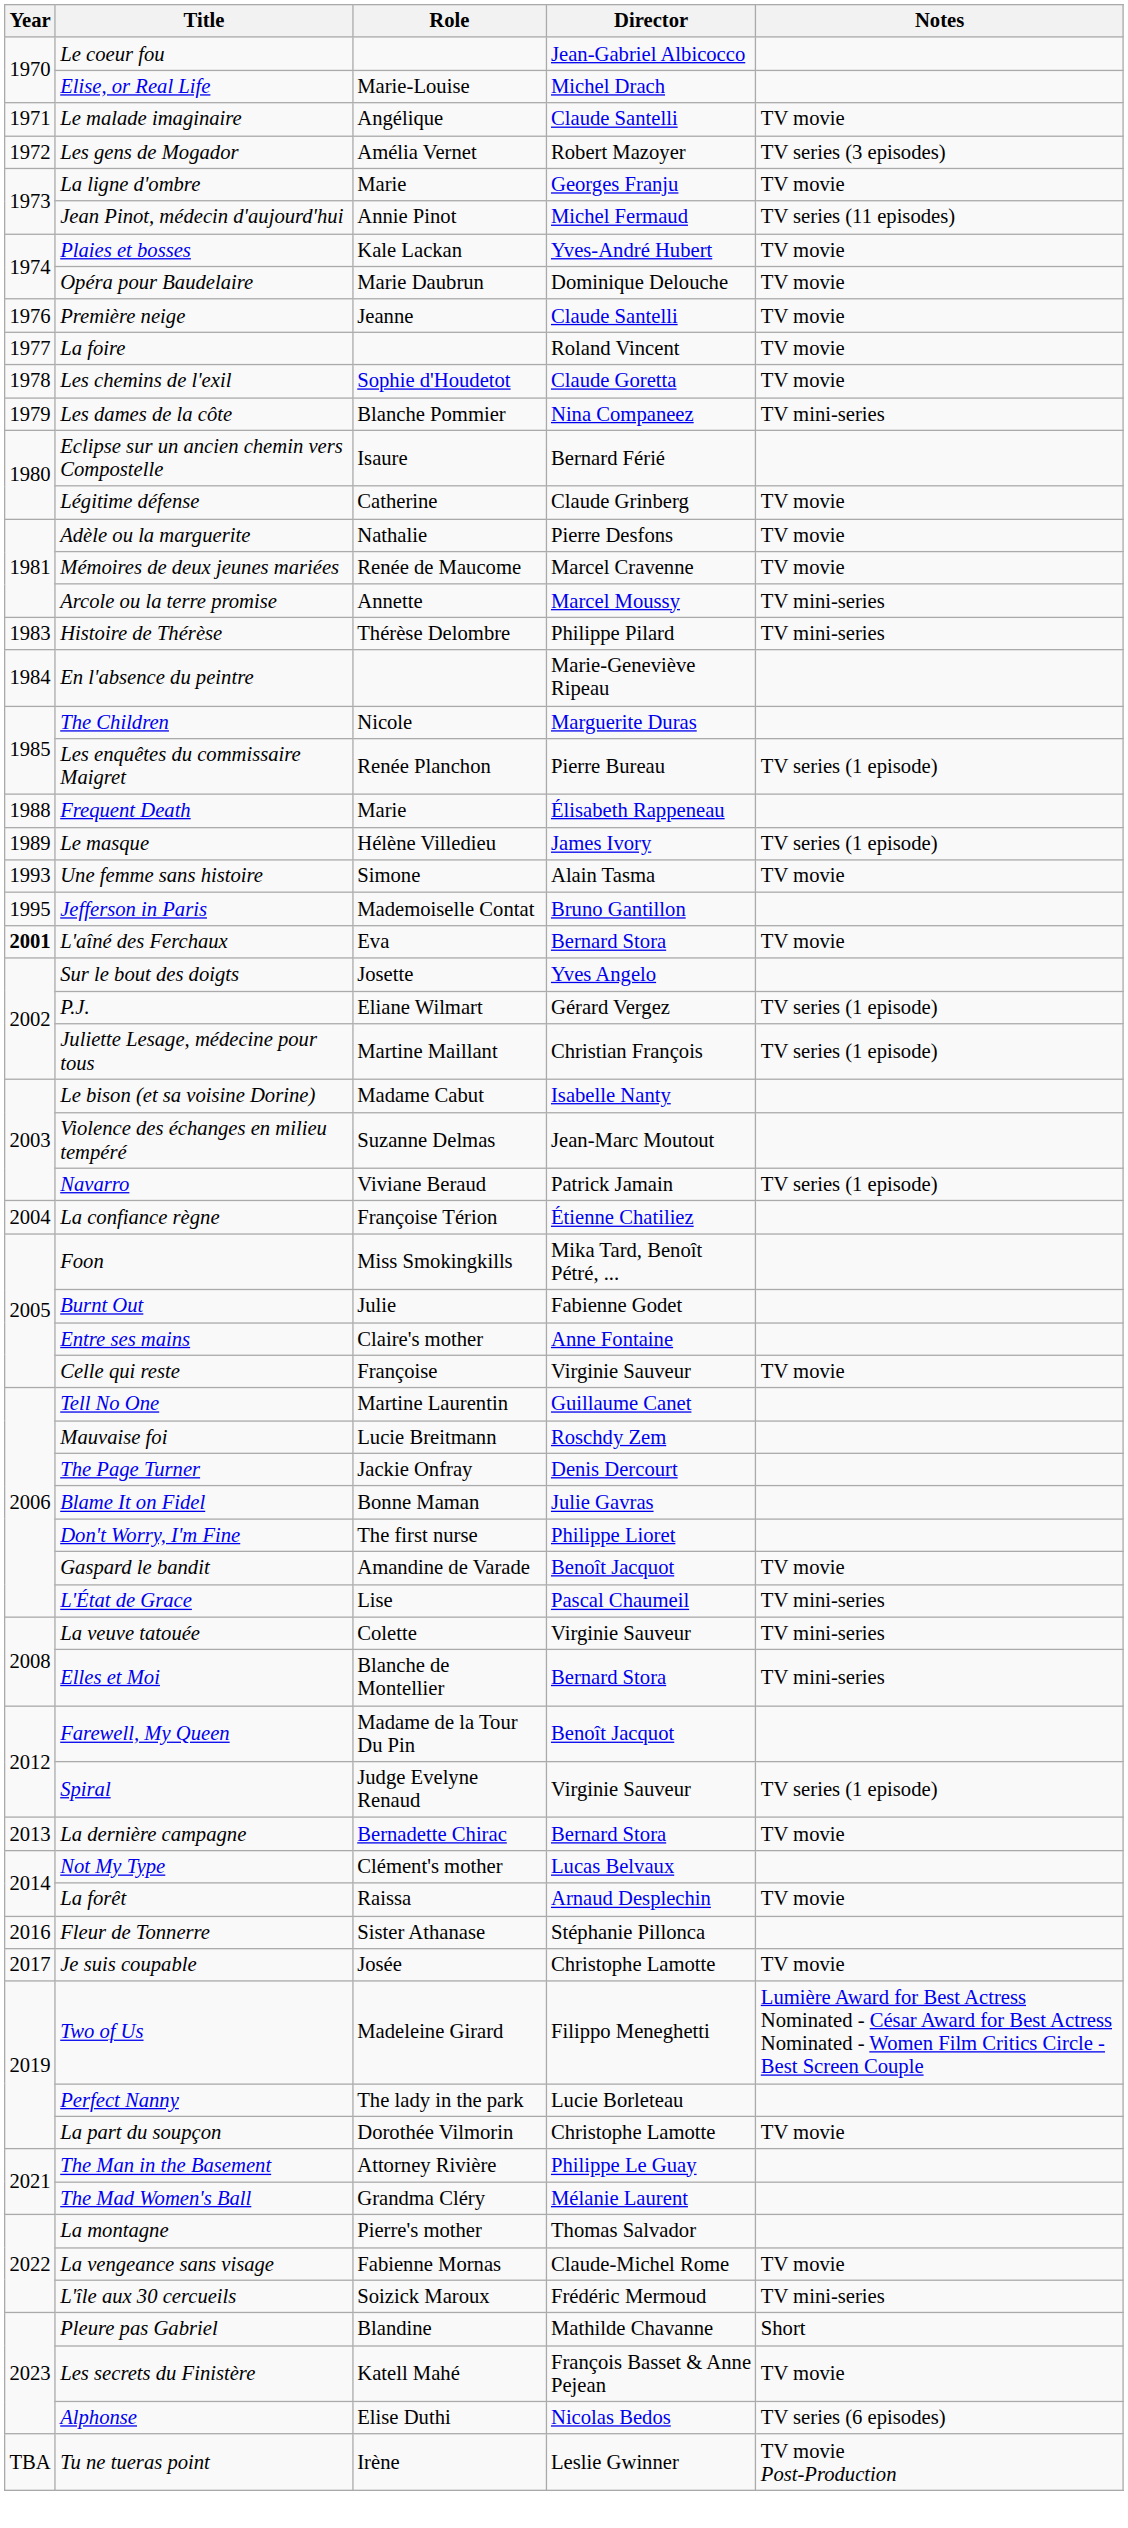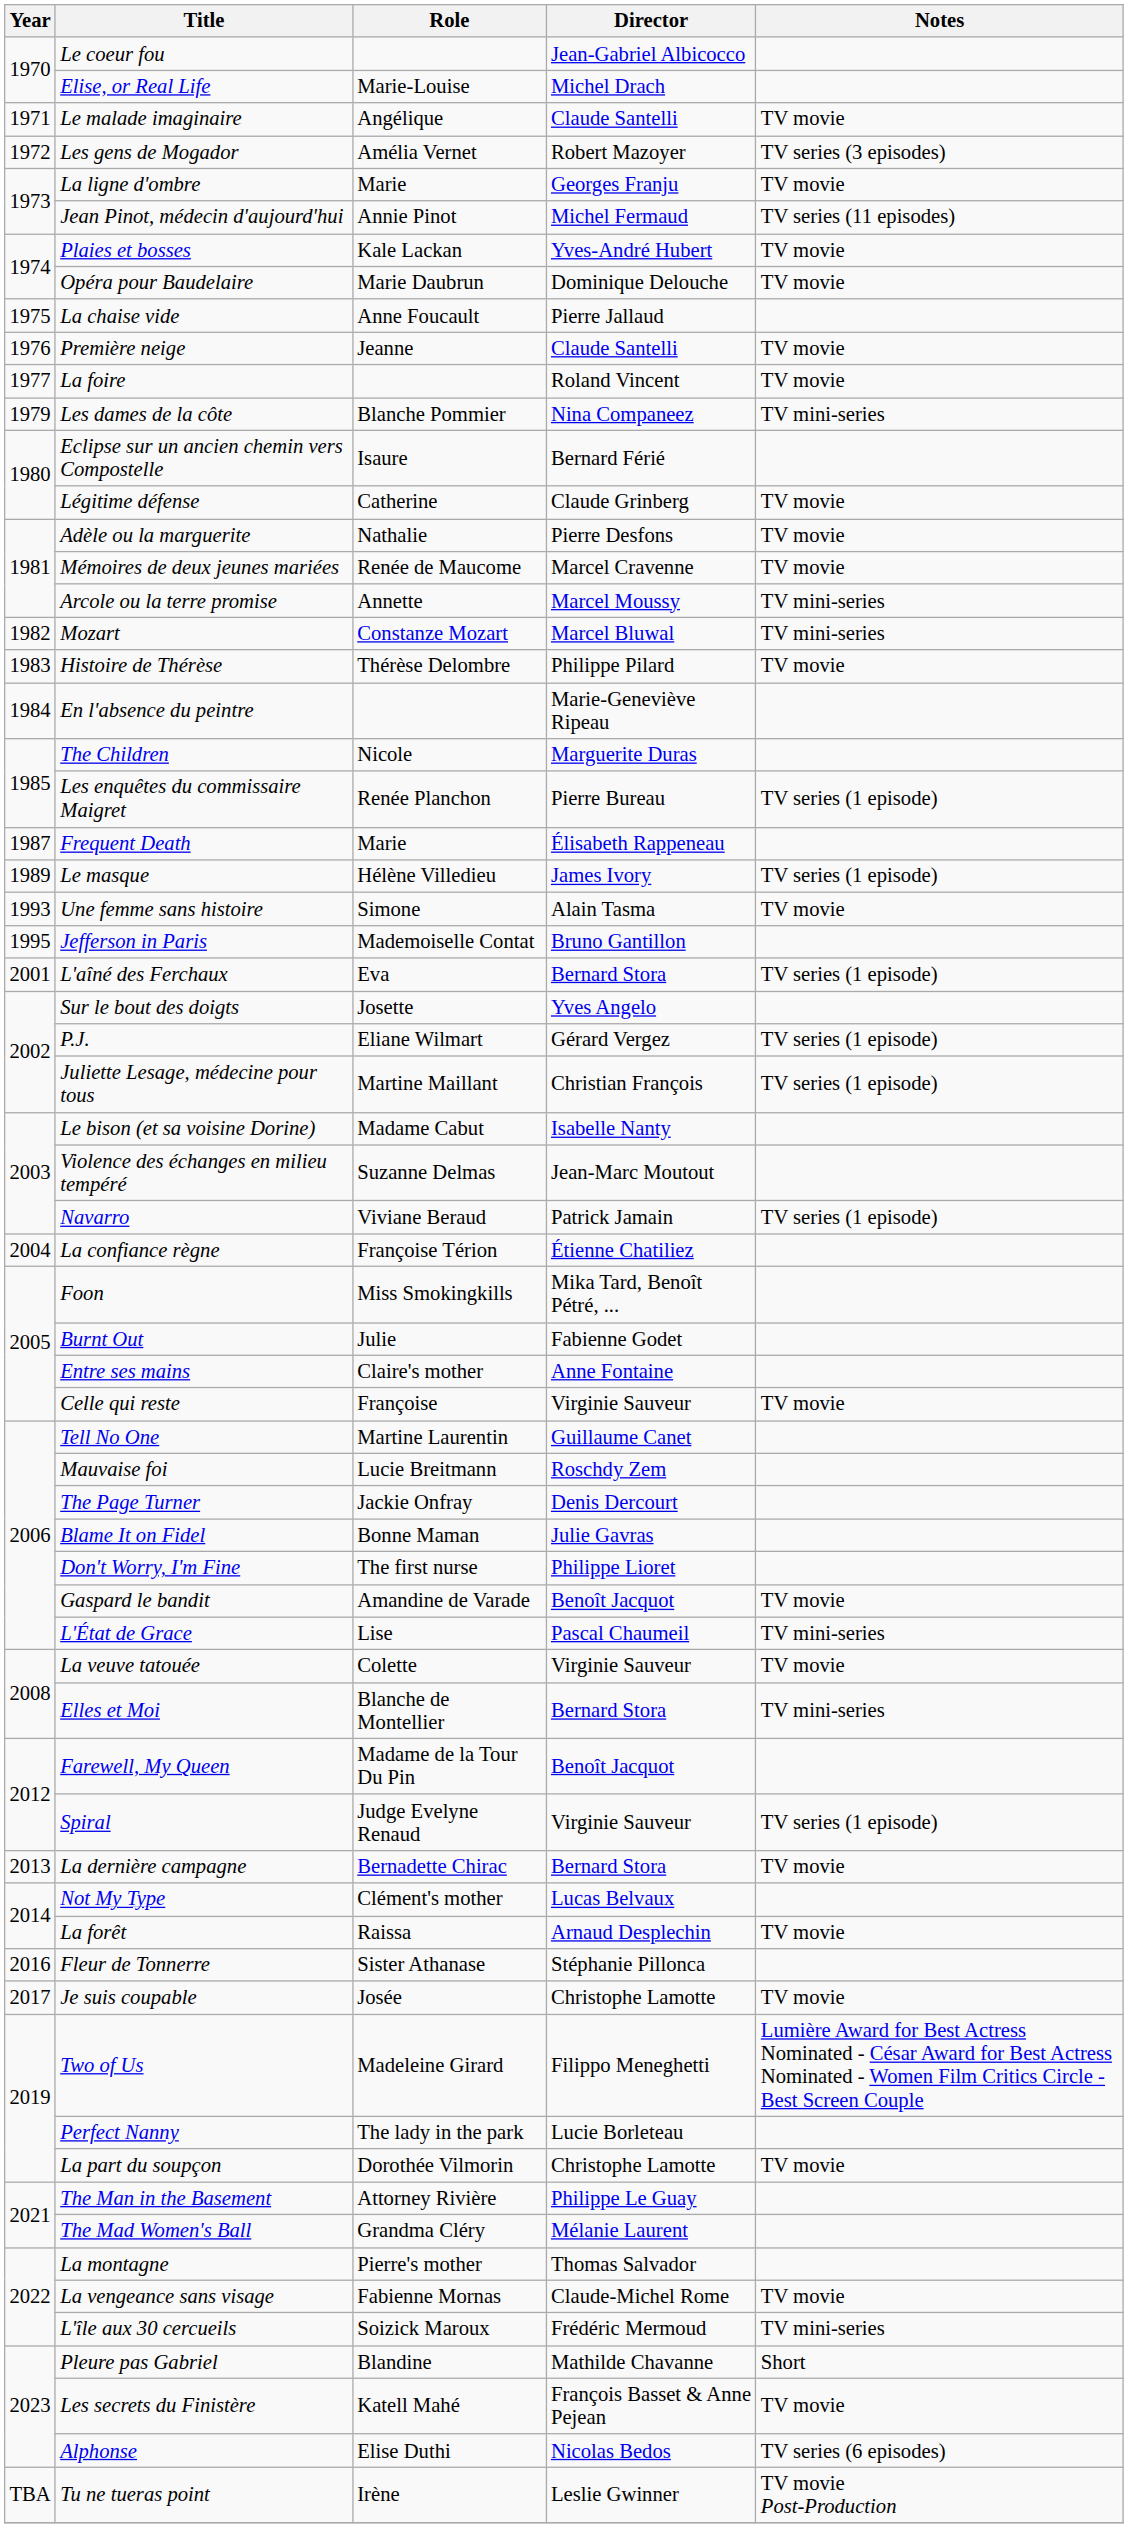+ row: (120, 315)
- row: (146, 380)
+ row: (90, 633)
(823, 633) TV mini-series -> (803, 666) TV movie
(30, 810) 1988 -> (30, 843) 1987
(30, 941) bold -> (30, 974) normal
(803, 941) TV movie -> (849, 974) TV series (1 episode)
(823, 1633) TV mini-series -> (803, 1665) TV movie
